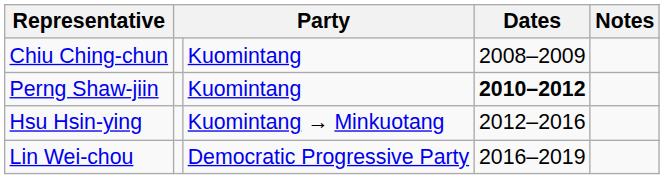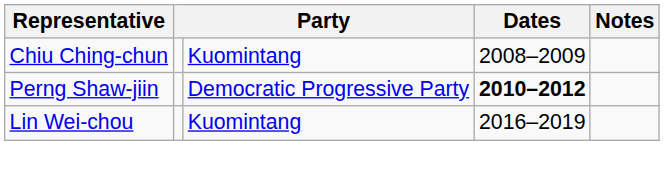(244, 88) Kuomintang -> (328, 88) Democratic Progressive Party
- row: (76, 122)
(328, 156) Democratic Progressive Party -> (244, 122) Kuomintang
